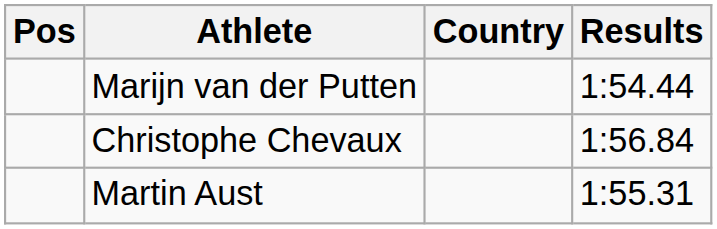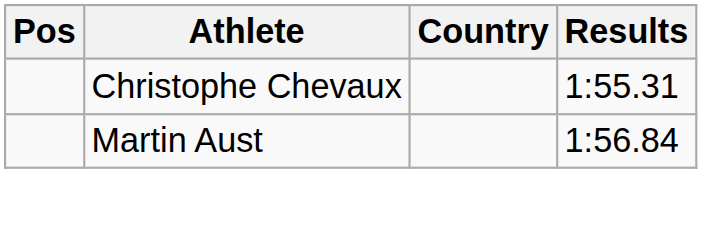- row: (254, 85)
(637, 140) 1:56.84 -> (622, 85) 1:55.31
(637, 194) 1:55.31 -> (622, 140) 1:56.84
